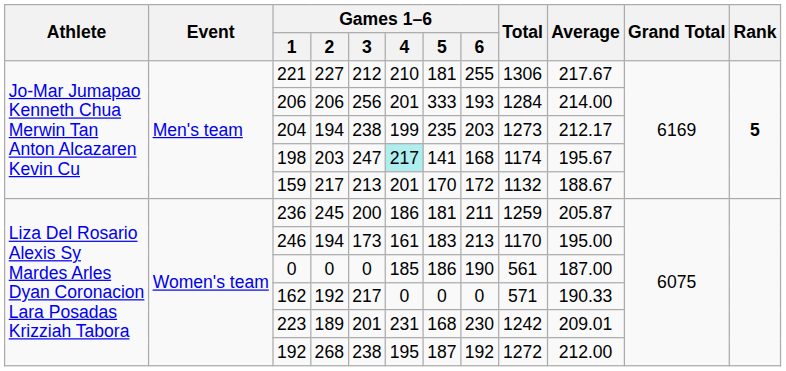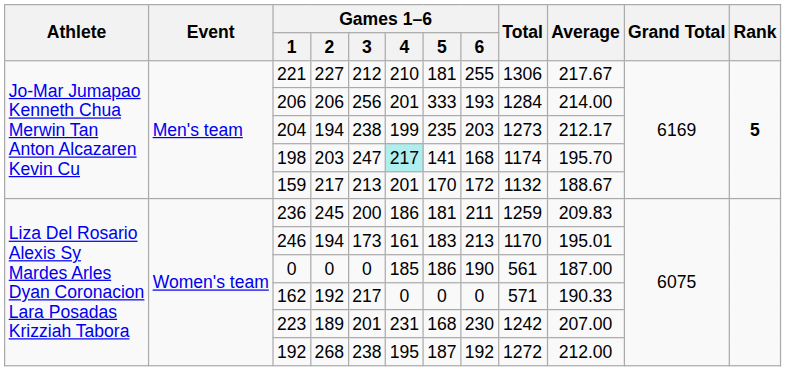(585, 158) 195.67 -> (585, 158) 195.70
(585, 213) 205.87 -> (585, 213) 209.83
(585, 241) 195.00 -> (585, 241) 195.01
(585, 324) 209.01 -> (585, 324) 207.00
